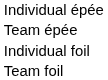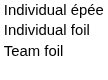- row: (41, 30)
